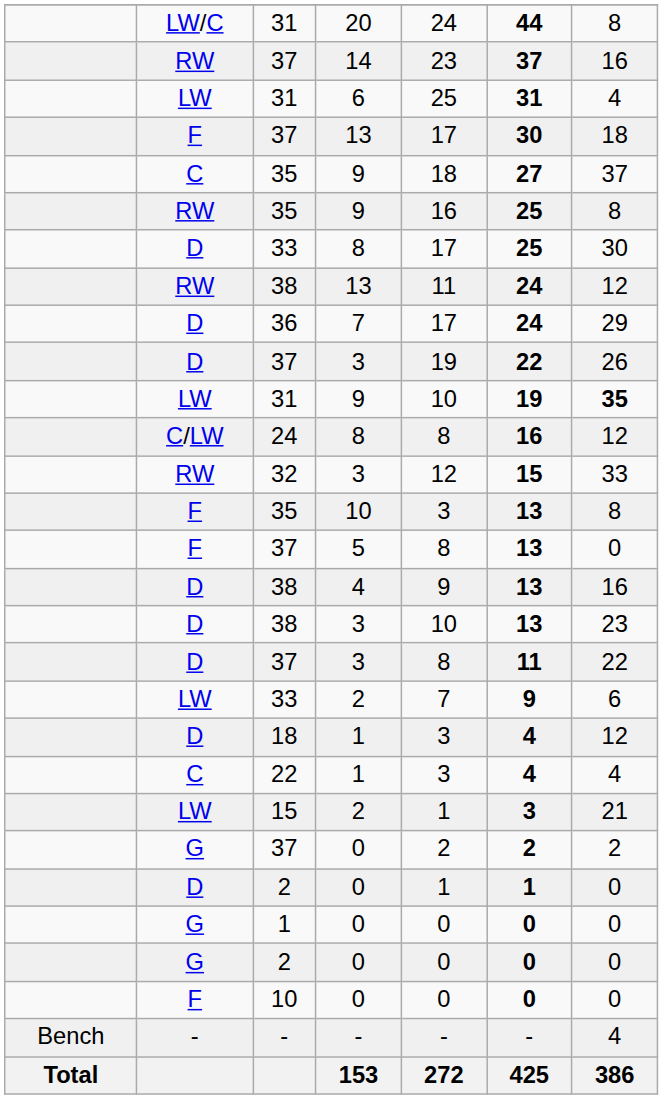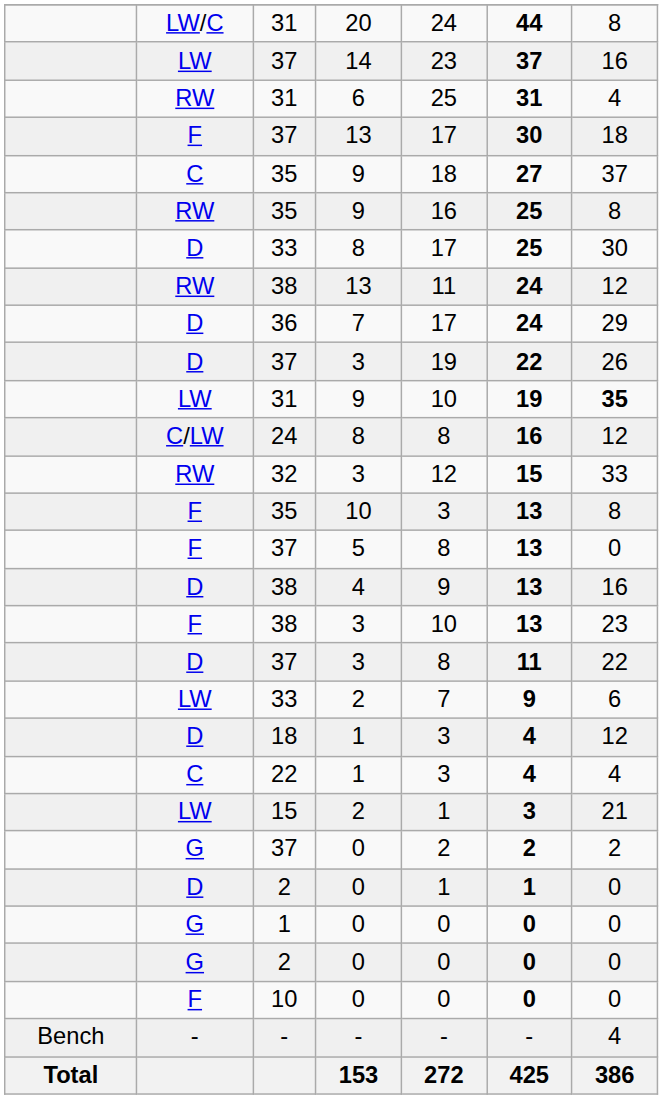(195, 60) RW -> (195, 60) LW
(195, 98) LW -> (195, 98) RW
(195, 624) D -> (195, 624) F
